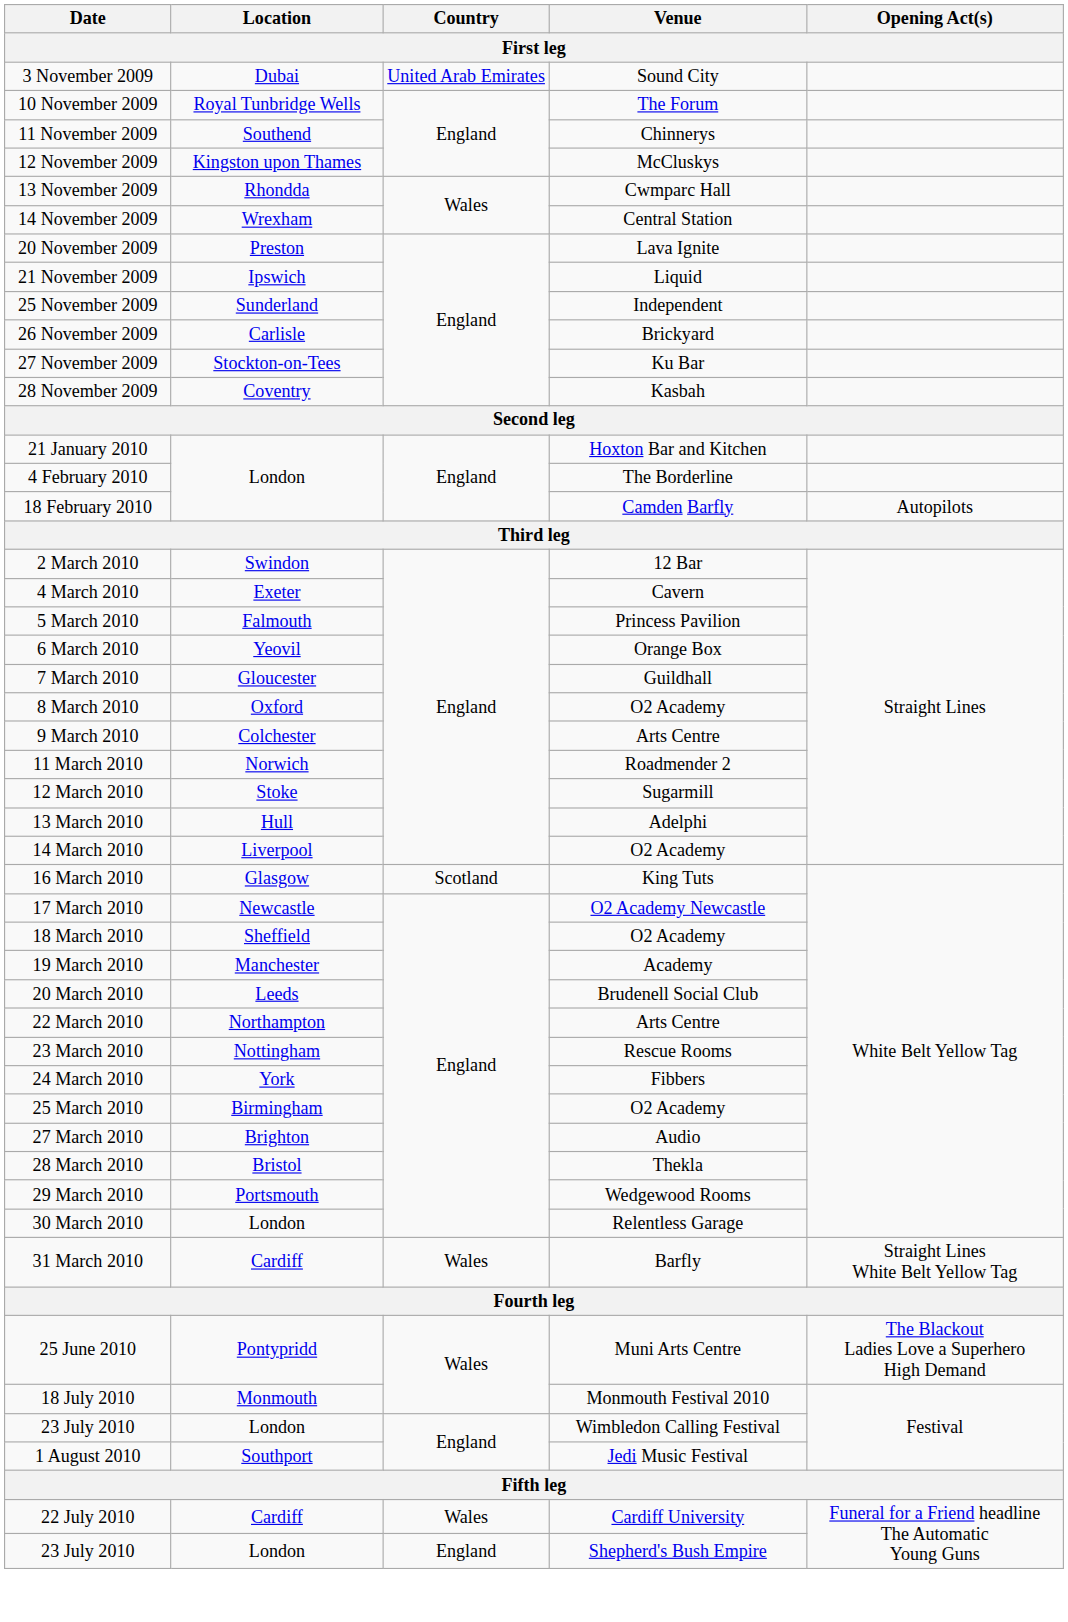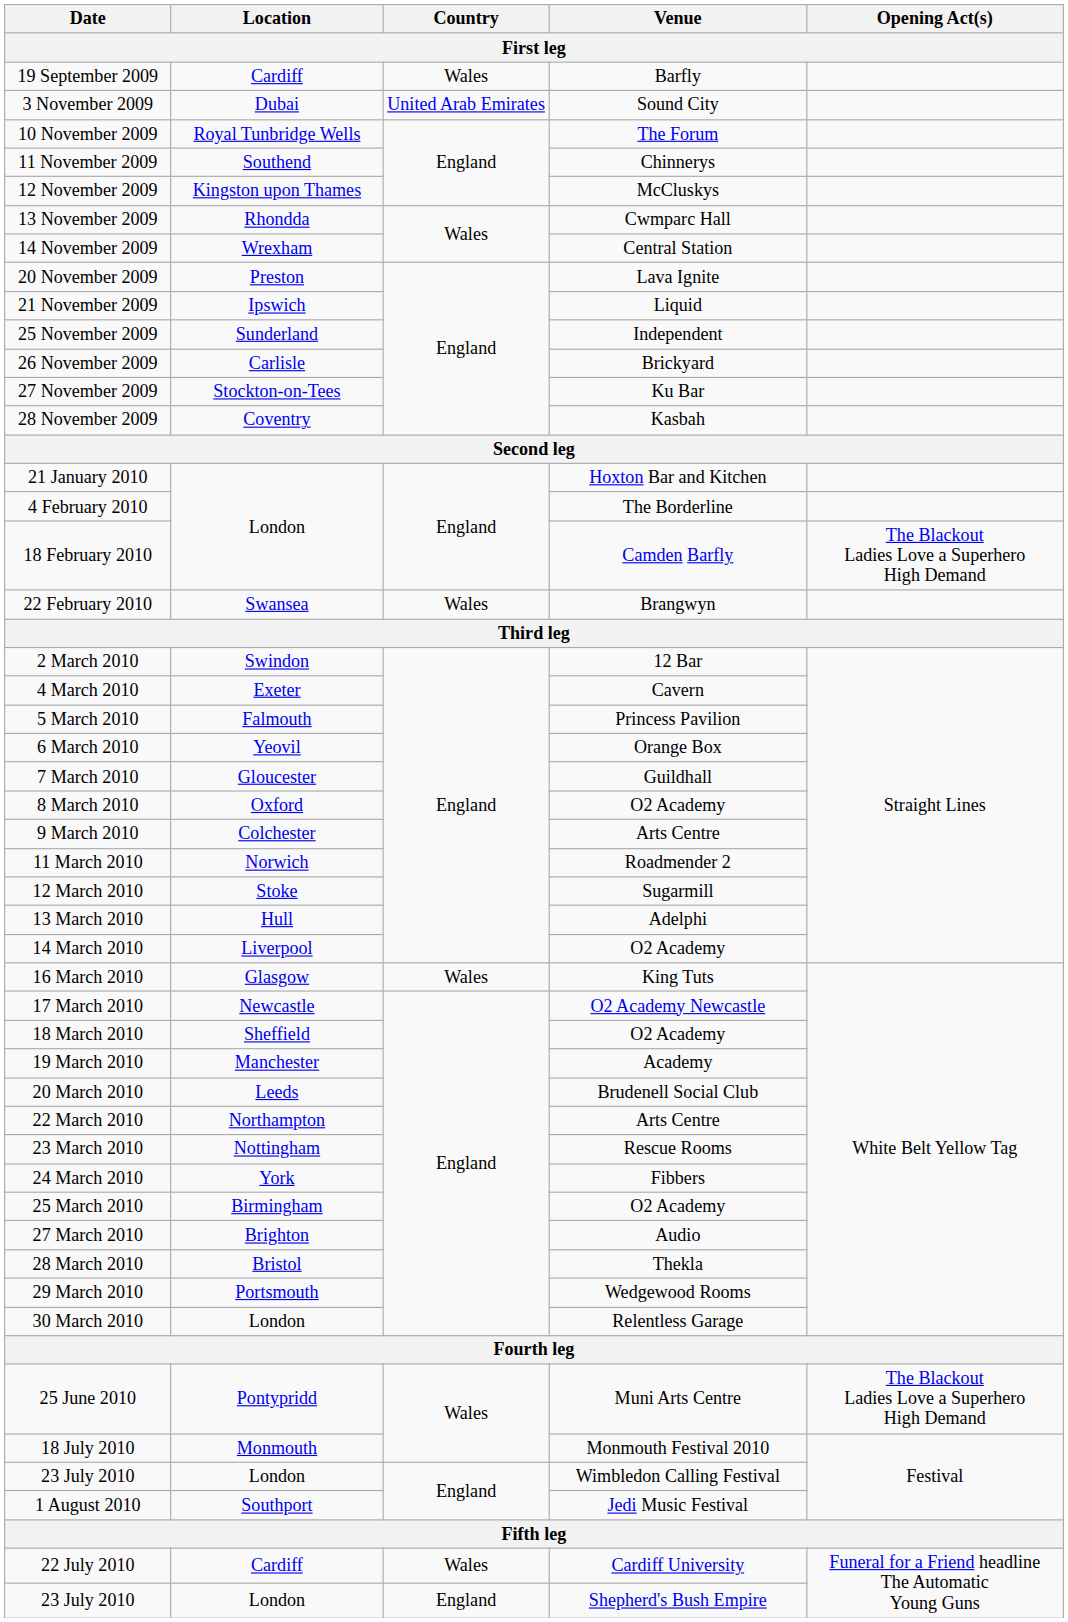+ row: (88, 76)
(935, 506) Autopilots -> (935, 555) The Blackout Ladies Love a Superhero High Demand
+ row: (88, 604)
(466, 879) Scotland -> (466, 977) Wales
- row: (88, 1261)
